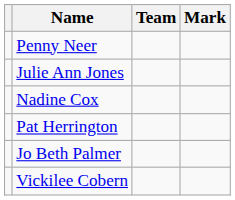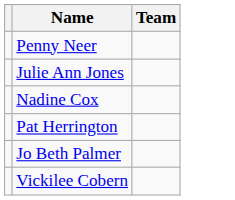- column: (205, 18)
